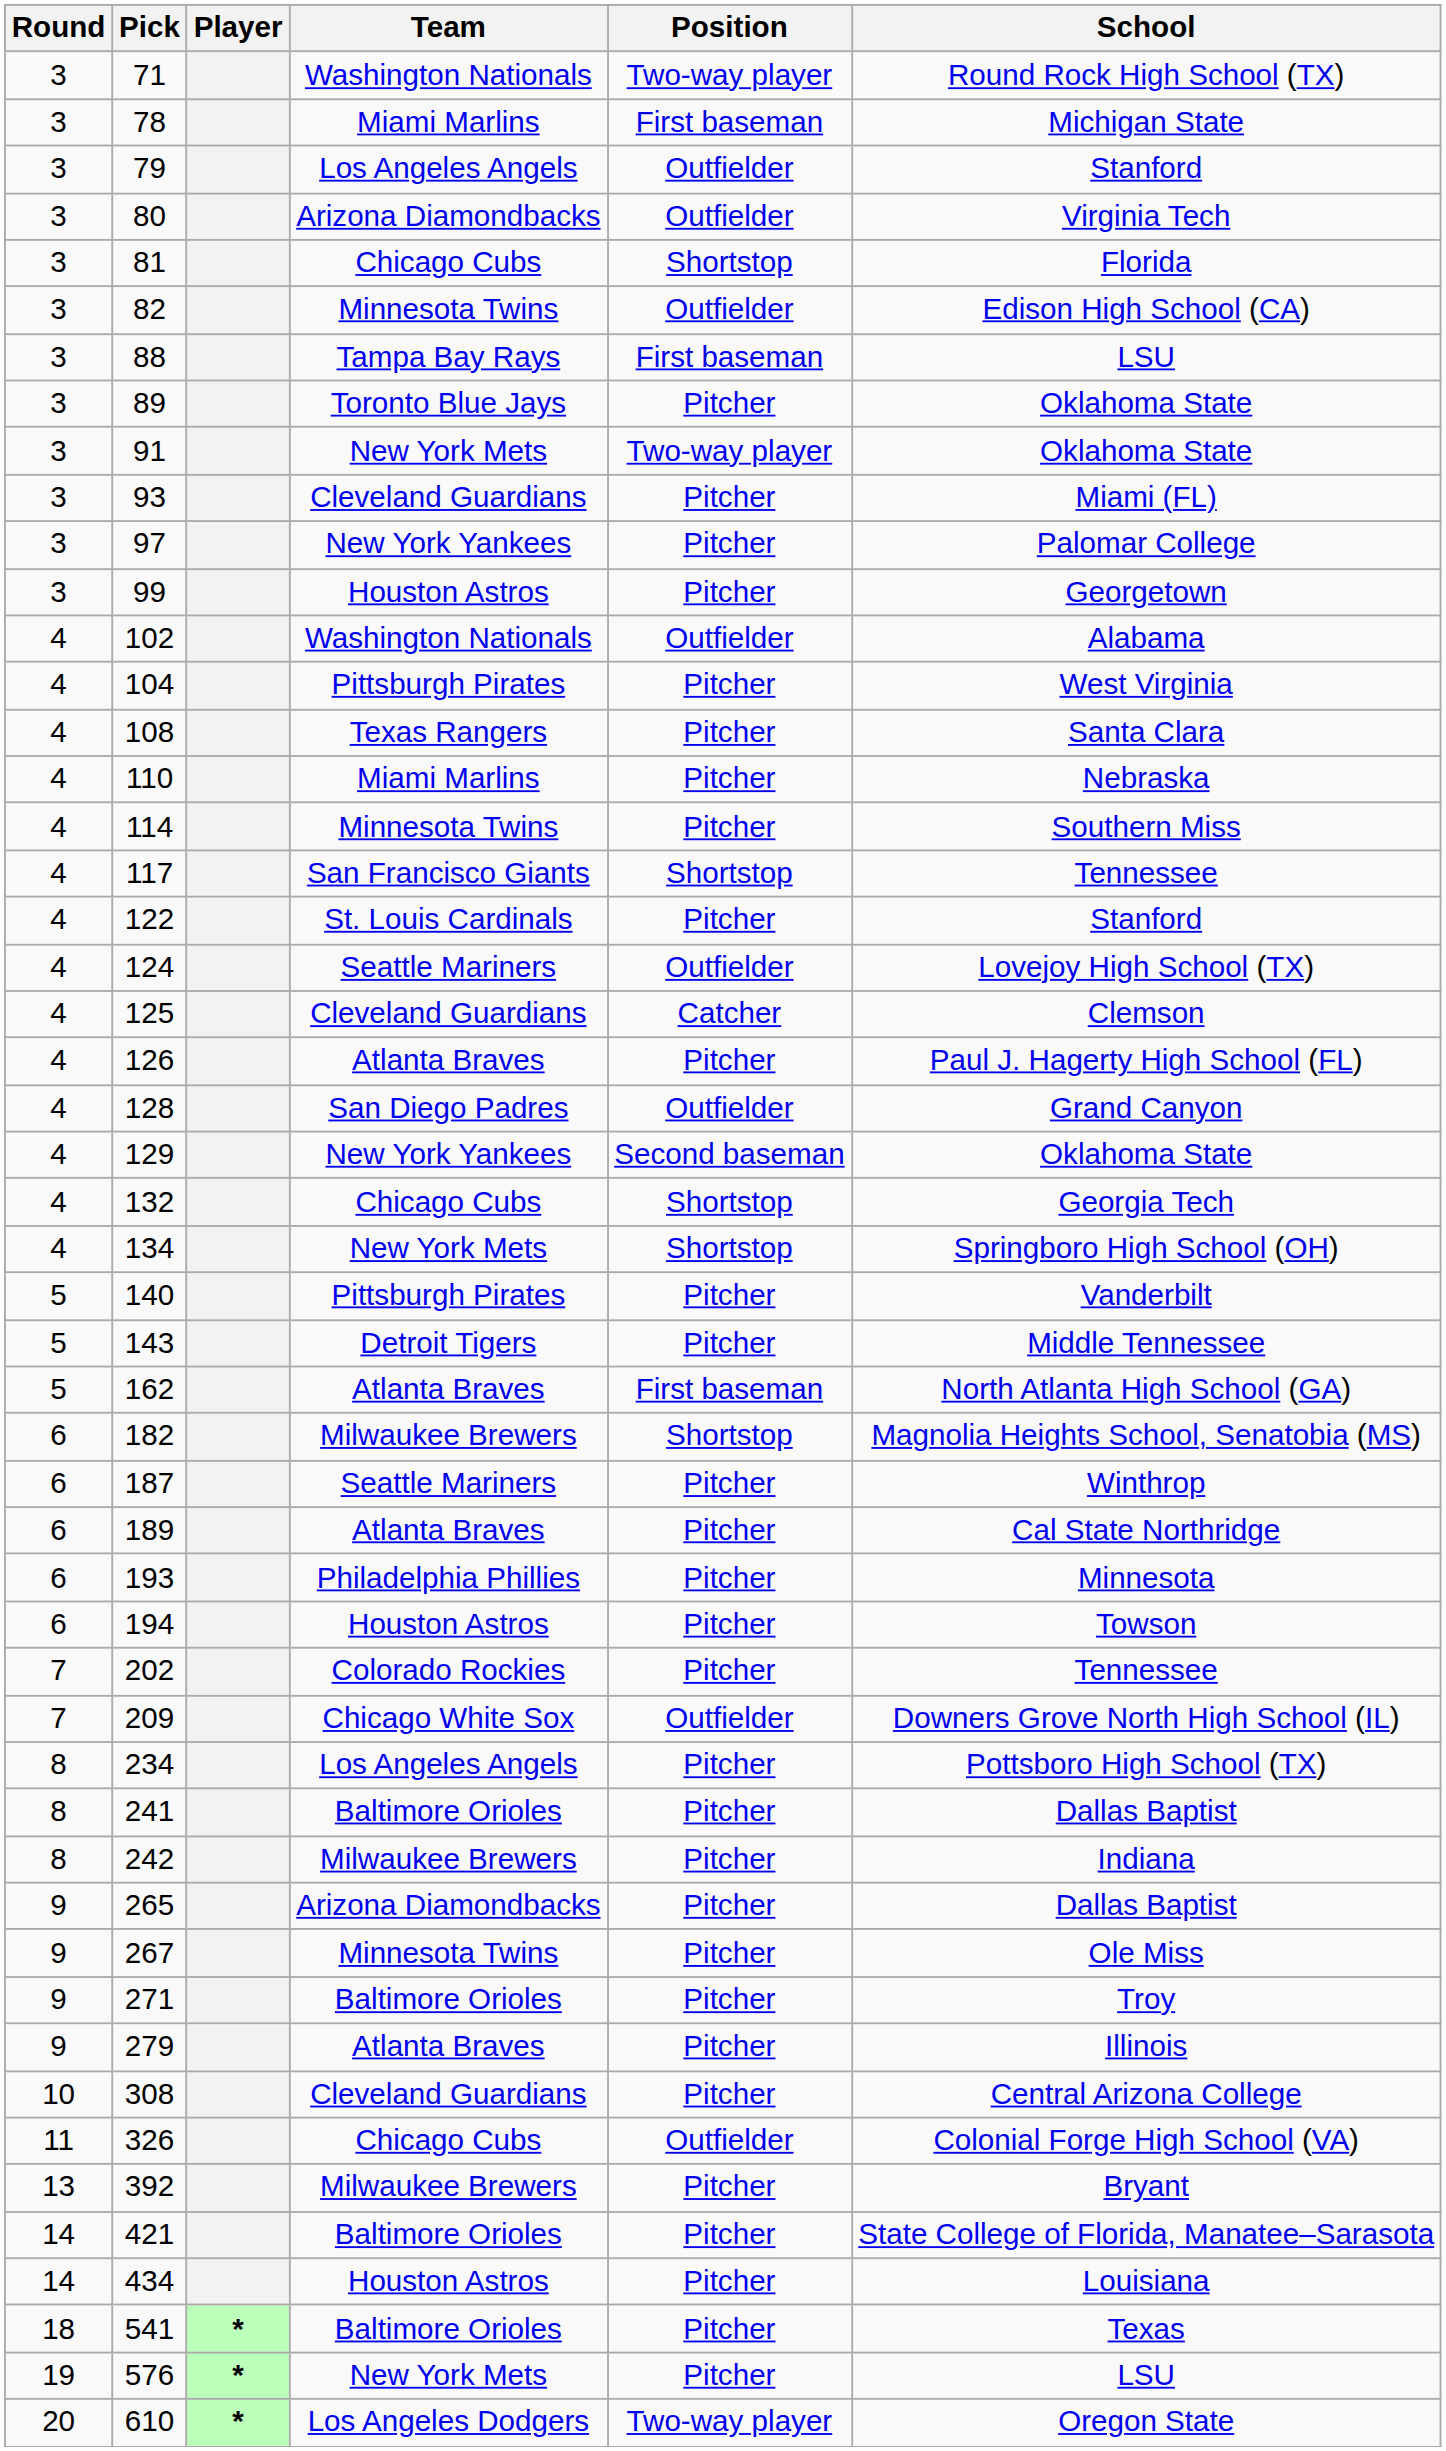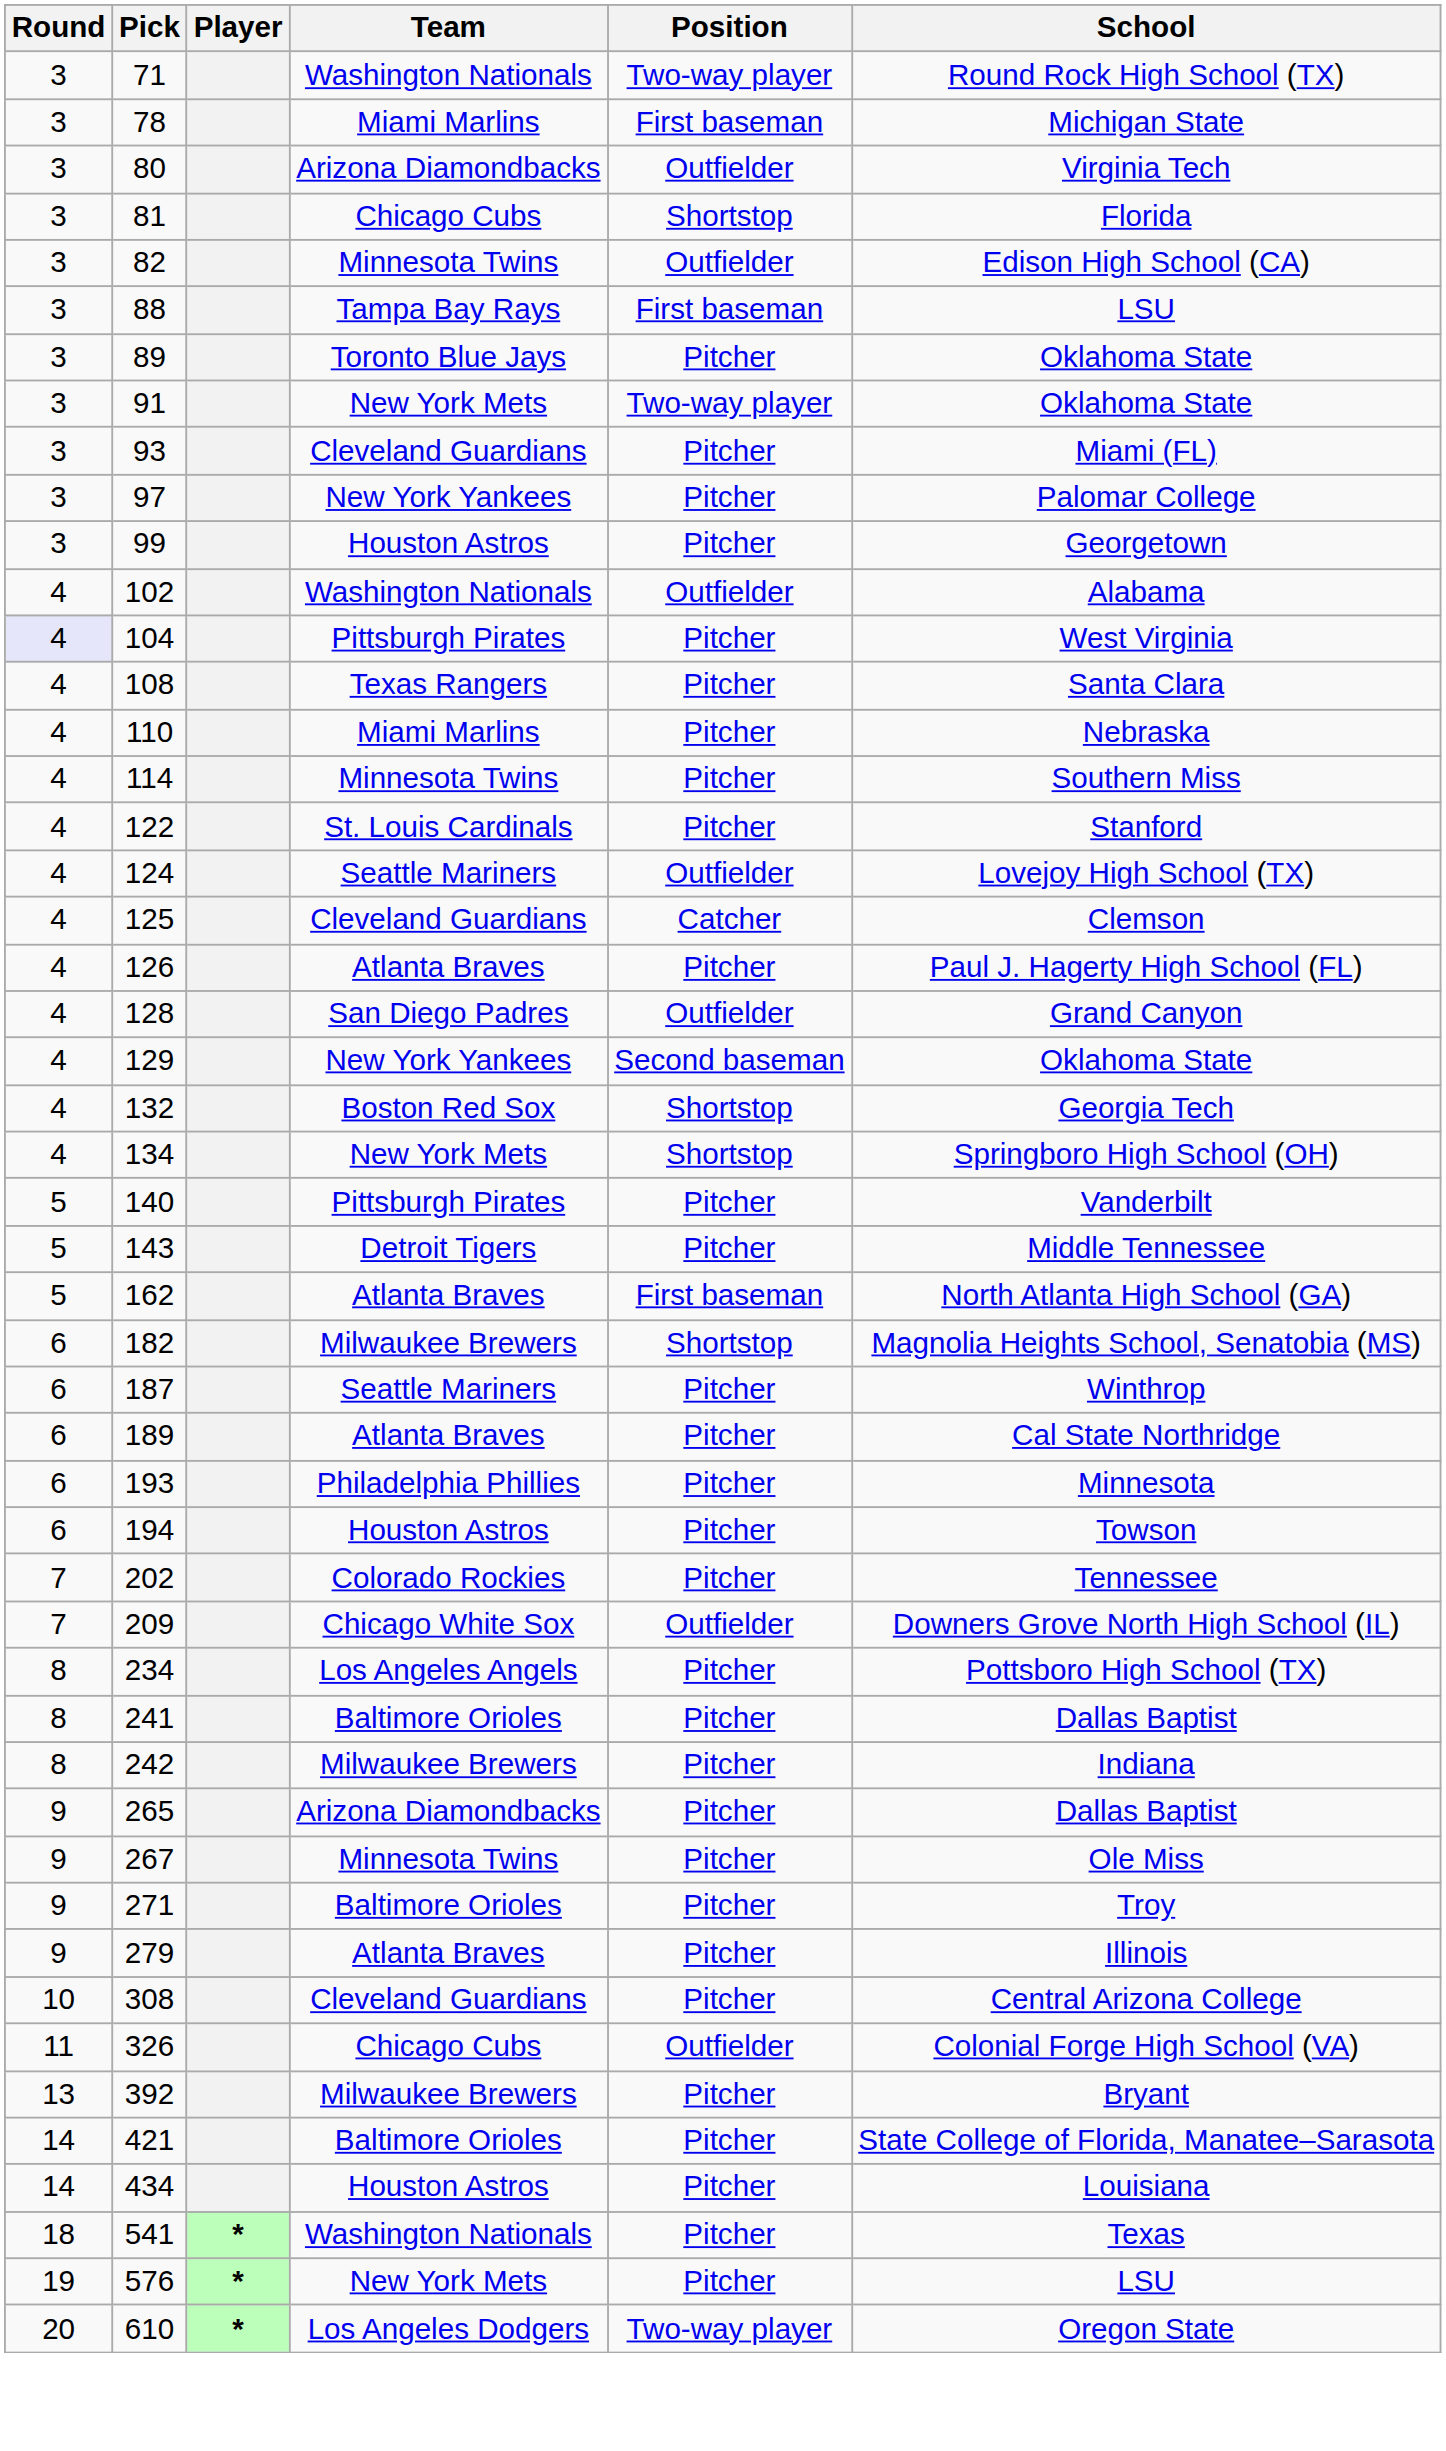- row: (150, 168)
(59, 685) no background -> (59, 638) lavender background
- row: (150, 872)
(448, 1201) Chicago Cubs -> (448, 1107) Boston Red Sox
(448, 2328) Baltimore Orioles -> (448, 2234) Washington Nationals
